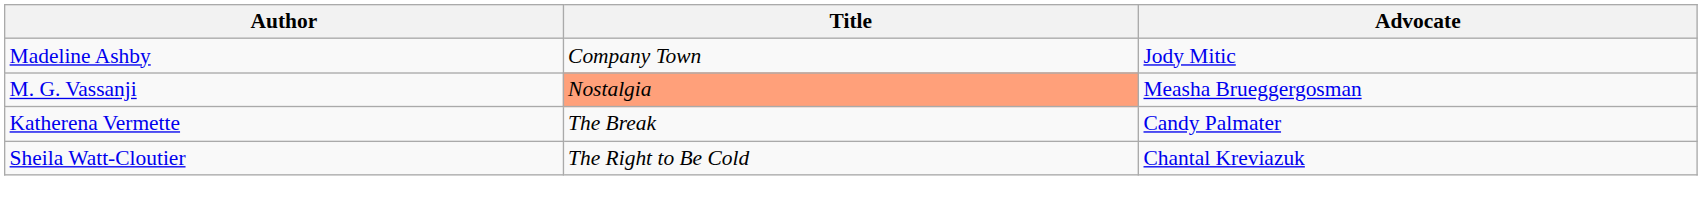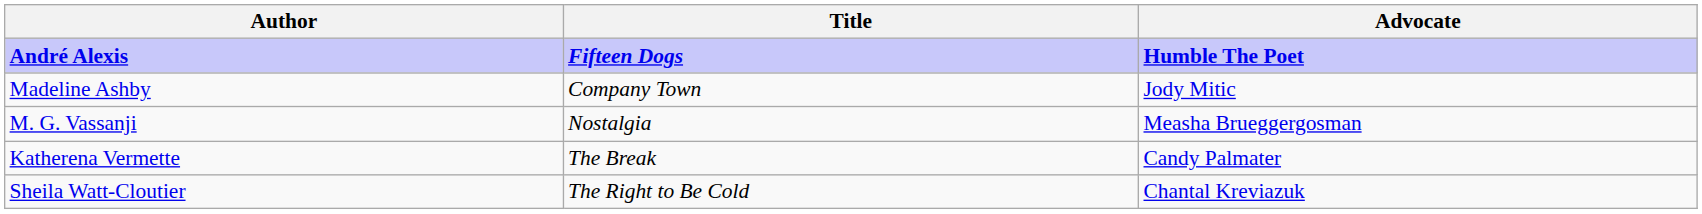+ row: (69, 55)
(610, 89) lightsalmon background -> (610, 123) no background
